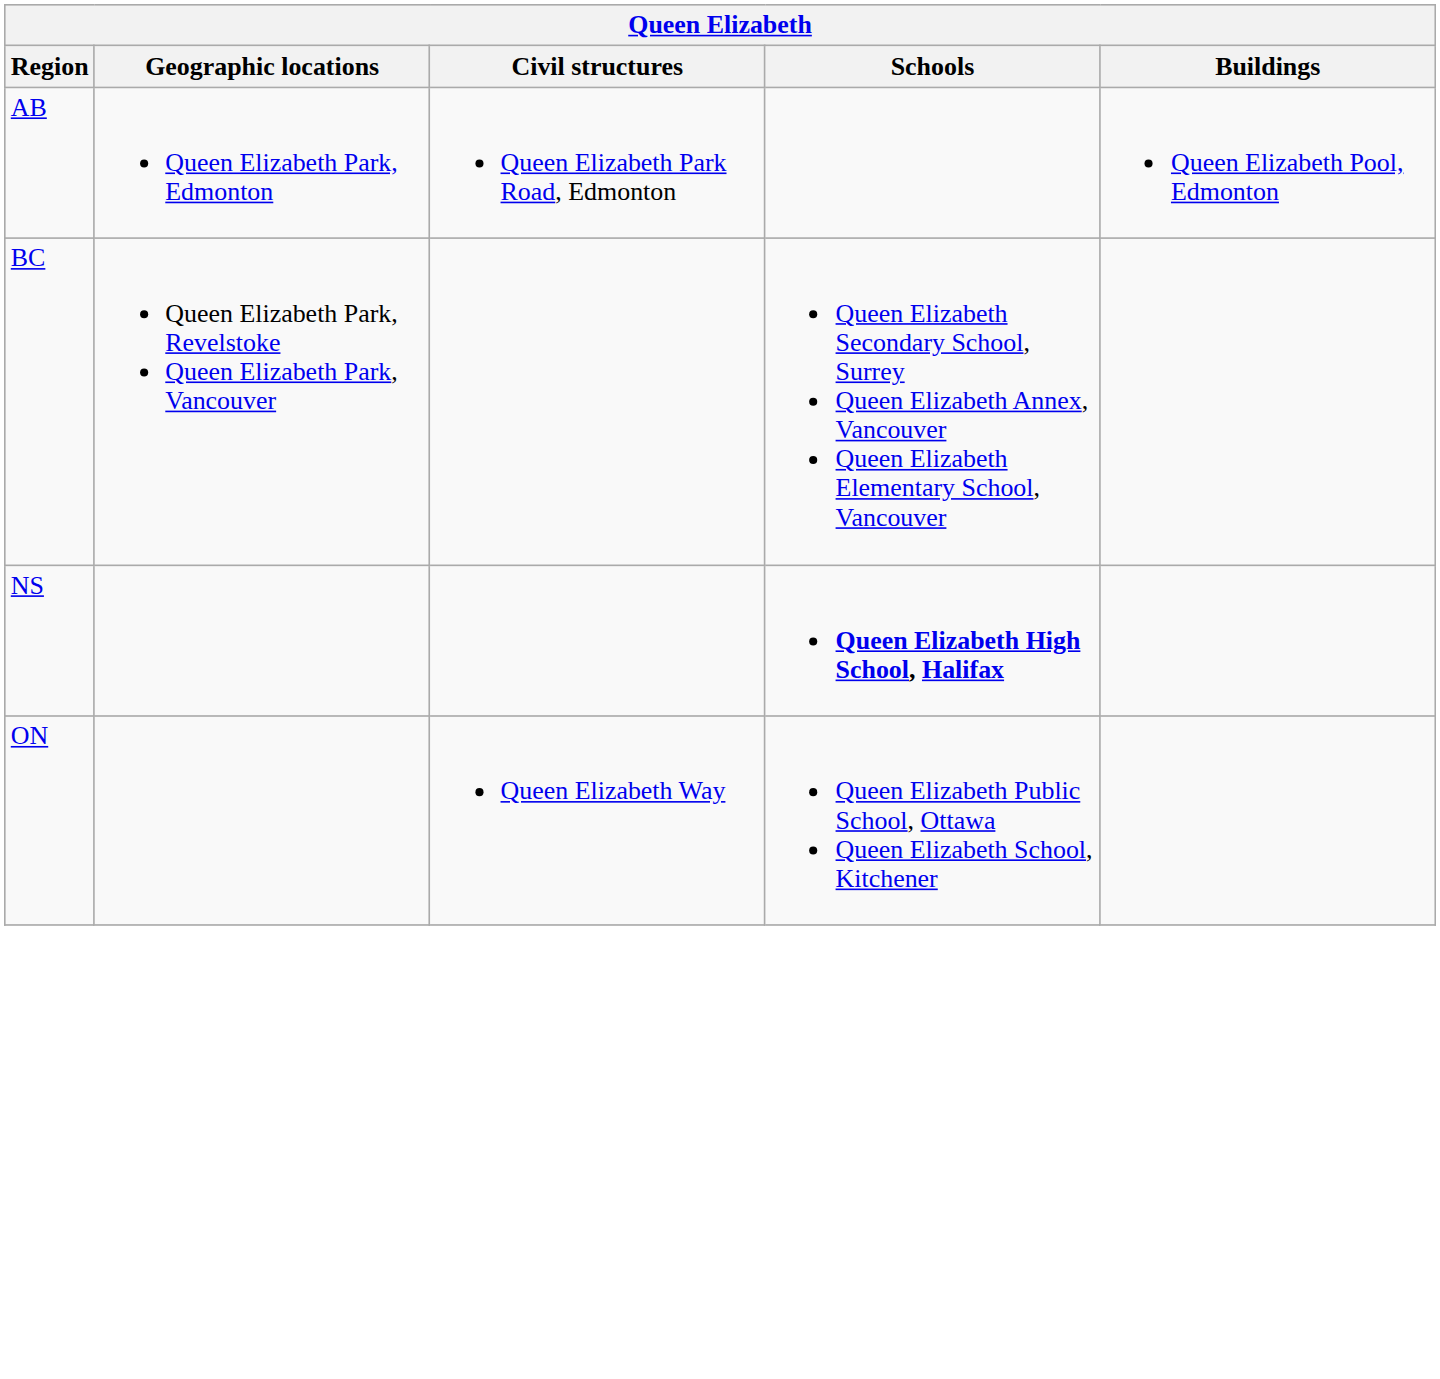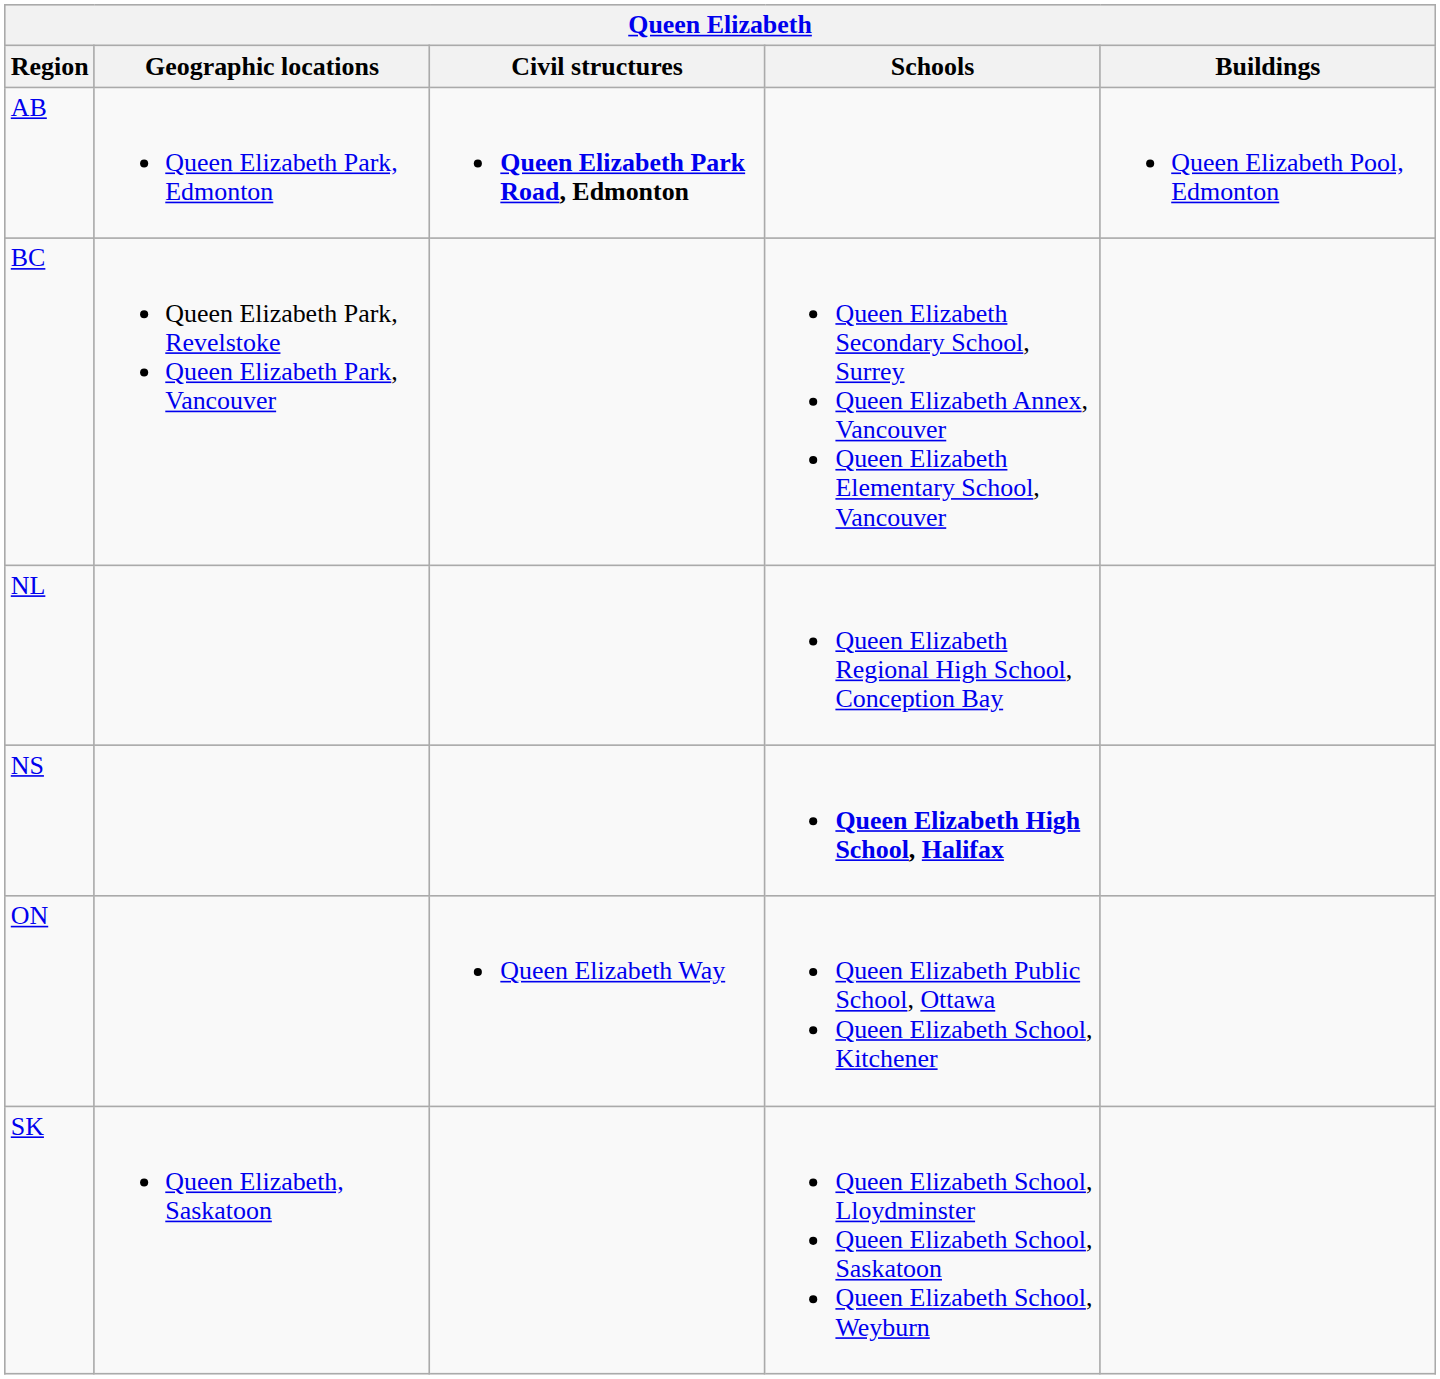(597, 177) normal -> (597, 177) bold
+ row: (28, 584)
+ row: (27, 1126)
